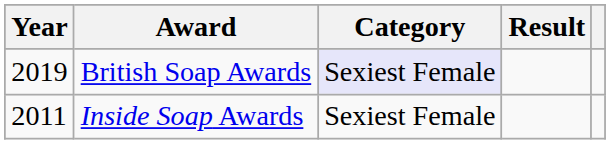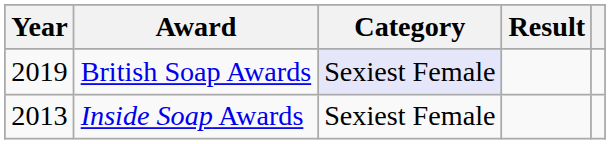(39, 116) 2011 -> (40, 116) 2013
